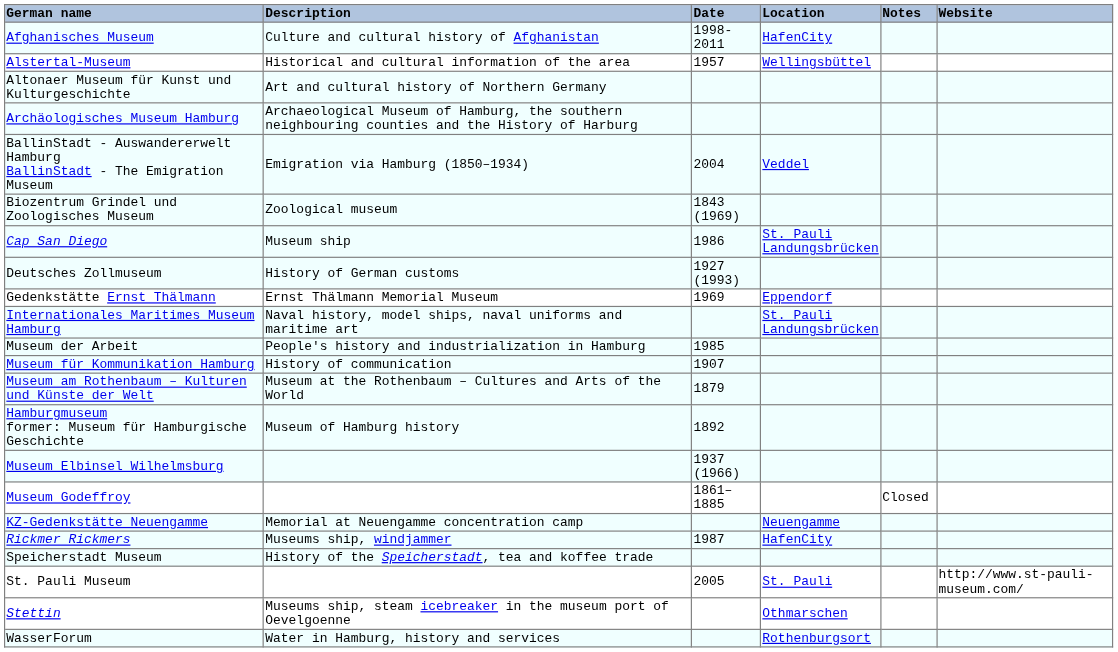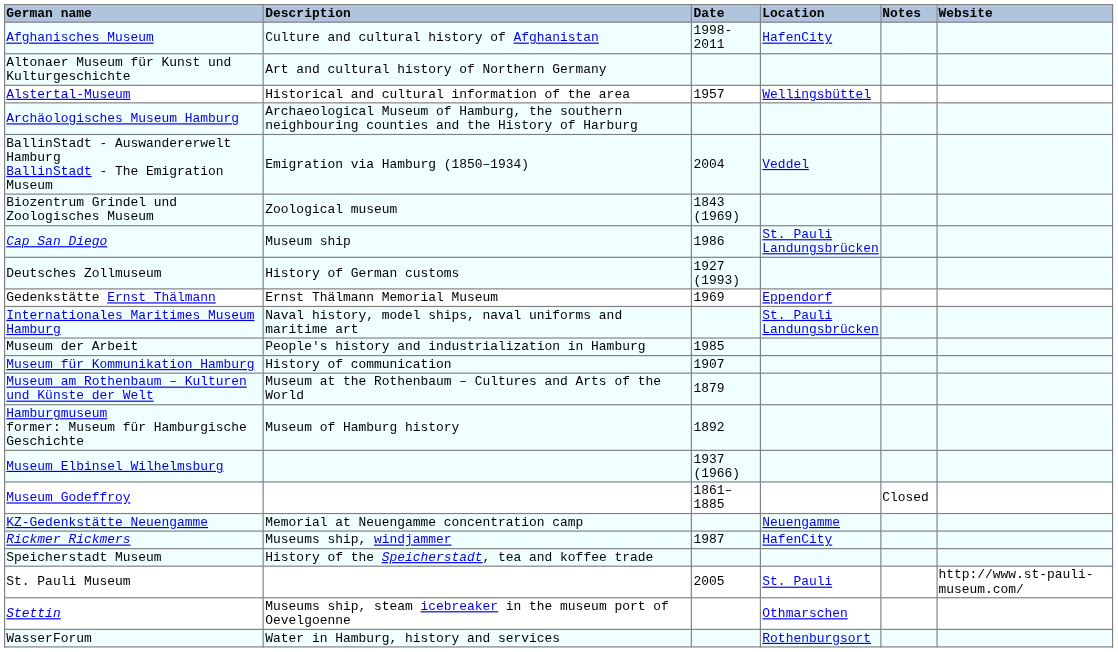rows swapped: (68, 62) <-> (119, 87)
